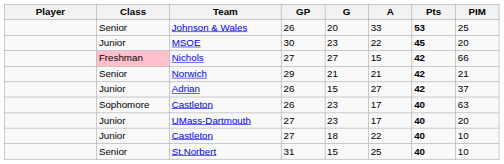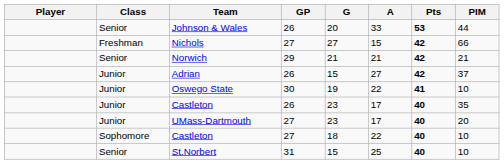(463, 27) 25 -> (463, 27) 44
- row: (186, 43)
(121, 58) pink background -> (121, 43) no background
+ row: (202, 89)
(124, 105) Sophomore -> (112, 105) Junior
(463, 105) 63 -> (463, 105) 35
(112, 136) Junior -> (124, 136) Sophomore
